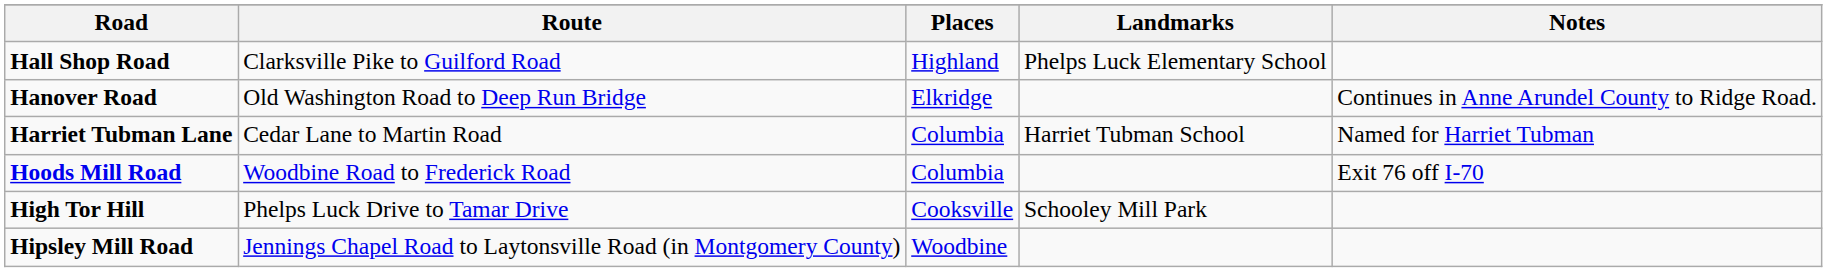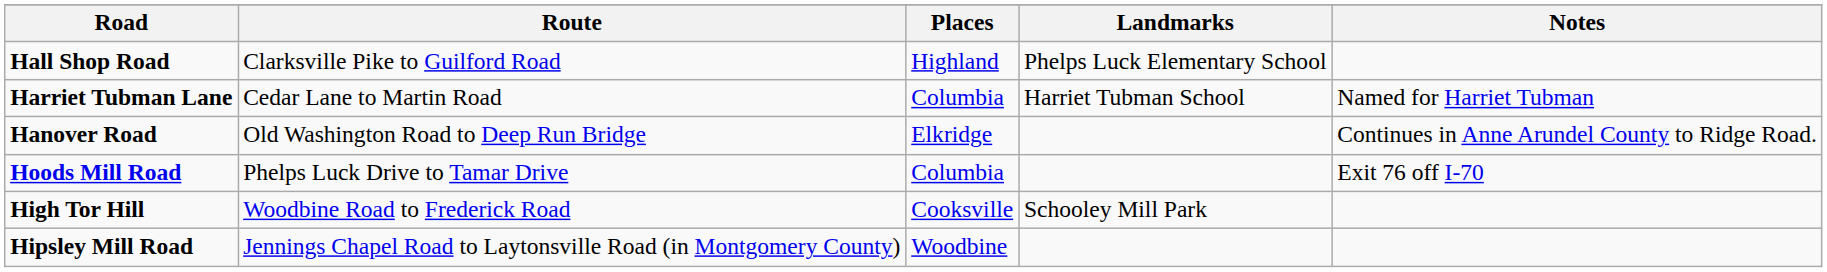rows swapped: (83, 97) <-> (121, 135)
(407, 172) Woodbine Road to Frederick Road -> (406, 172) Phelps Luck Drive to Tamar Drive
(406, 209) Phelps Luck Drive to Tamar Drive -> (407, 209) Woodbine Road to Frederick Road
